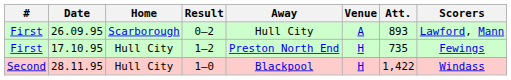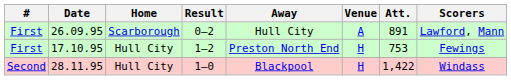(398, 31) 893 -> (398, 31) 891
(398, 48) 735 -> (398, 48) 753
